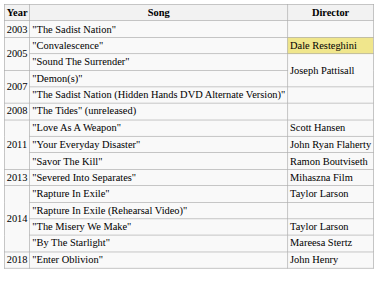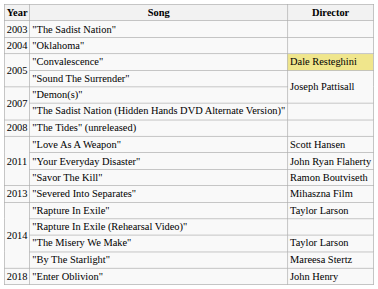+ row: (58, 45)
